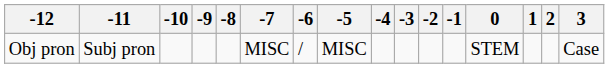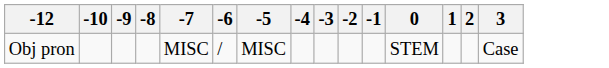- column: (119, 19)
